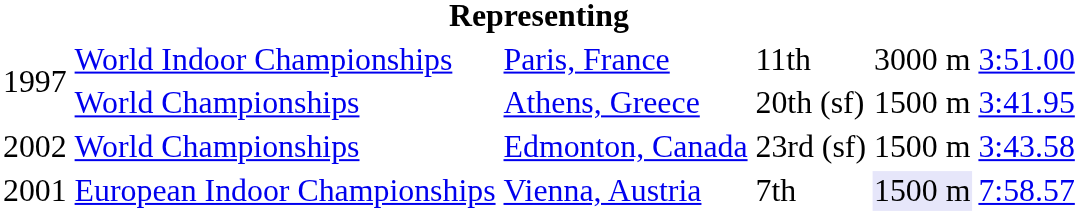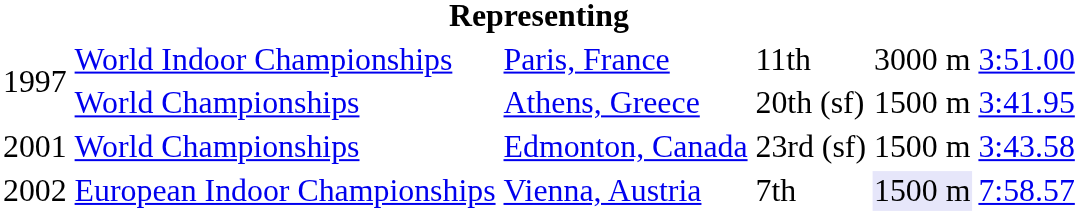(35, 146) 2002 -> (35, 146) 2001
(35, 190) 2001 -> (35, 190) 2002
